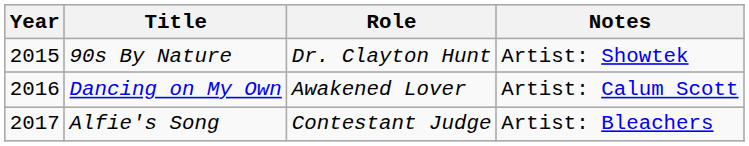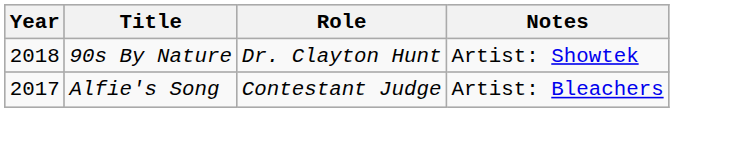(35, 56) 2015 -> (35, 56) 2018
- row: (176, 90)
